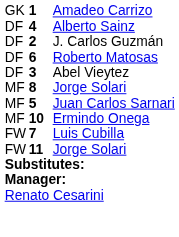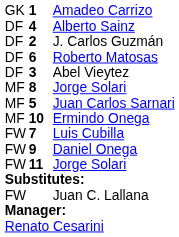+ row: (33, 149)
+ row: (41, 195)
